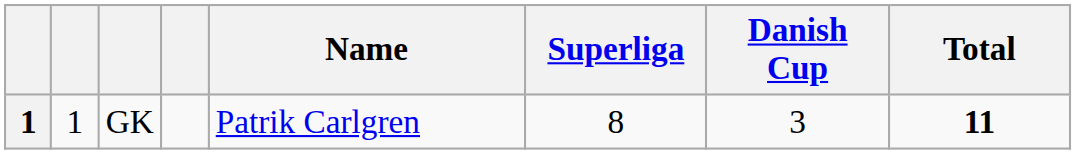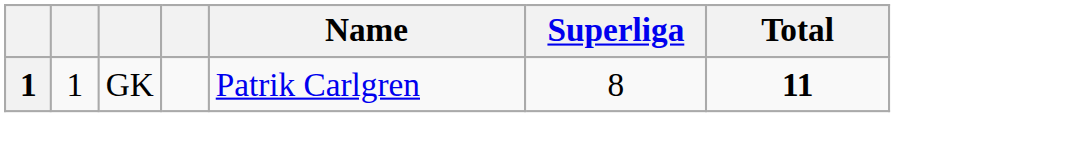- column: (798, 49)
